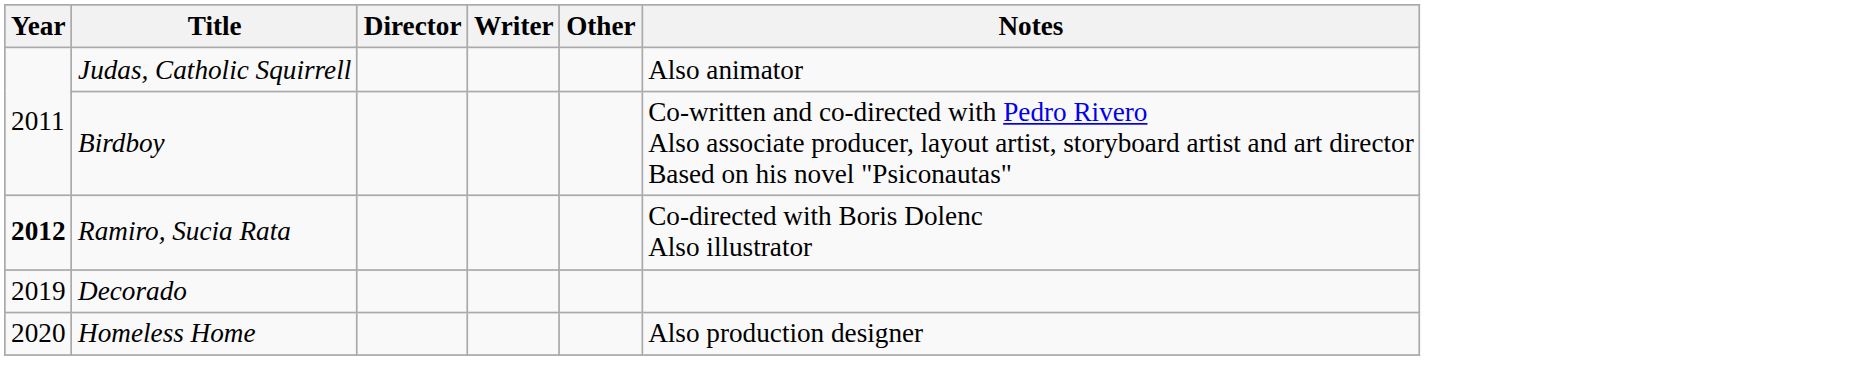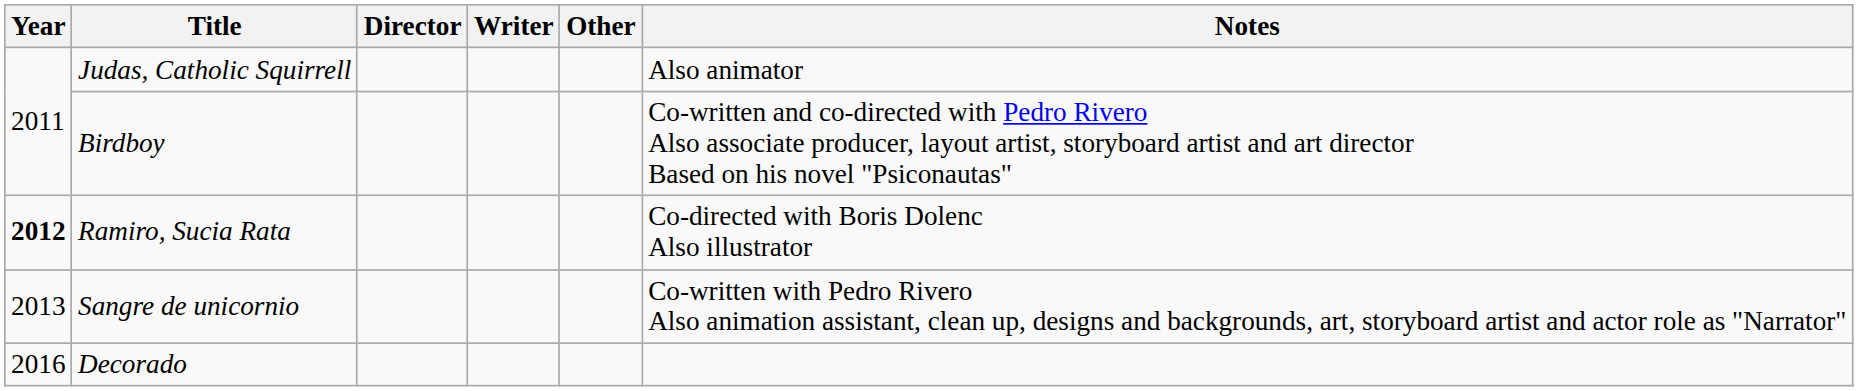+ row: (189, 305)
(38, 290) 2019 -> (38, 364) 2016
- row: (167, 333)
